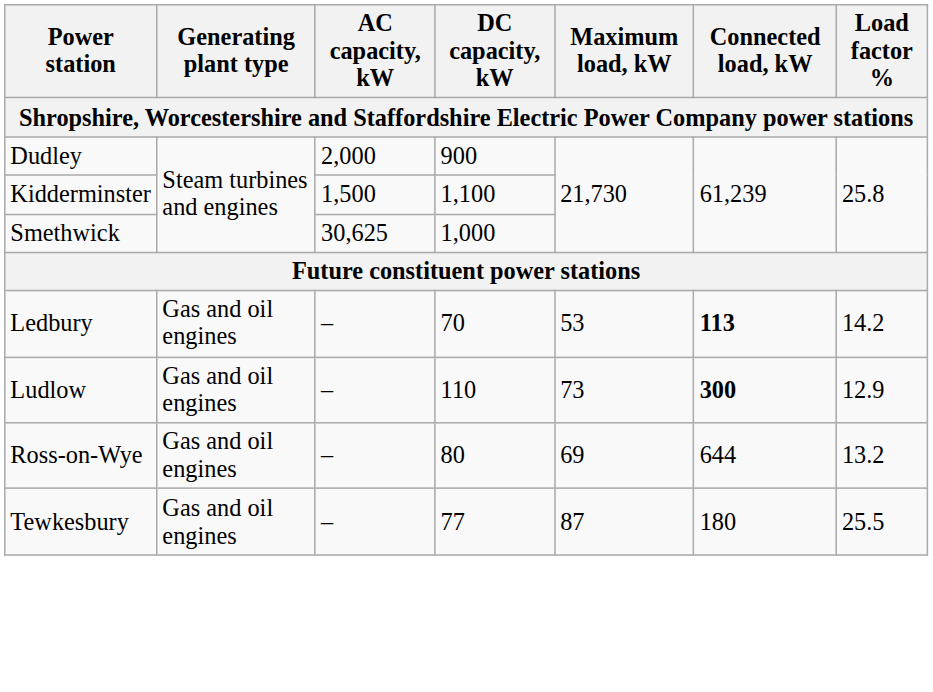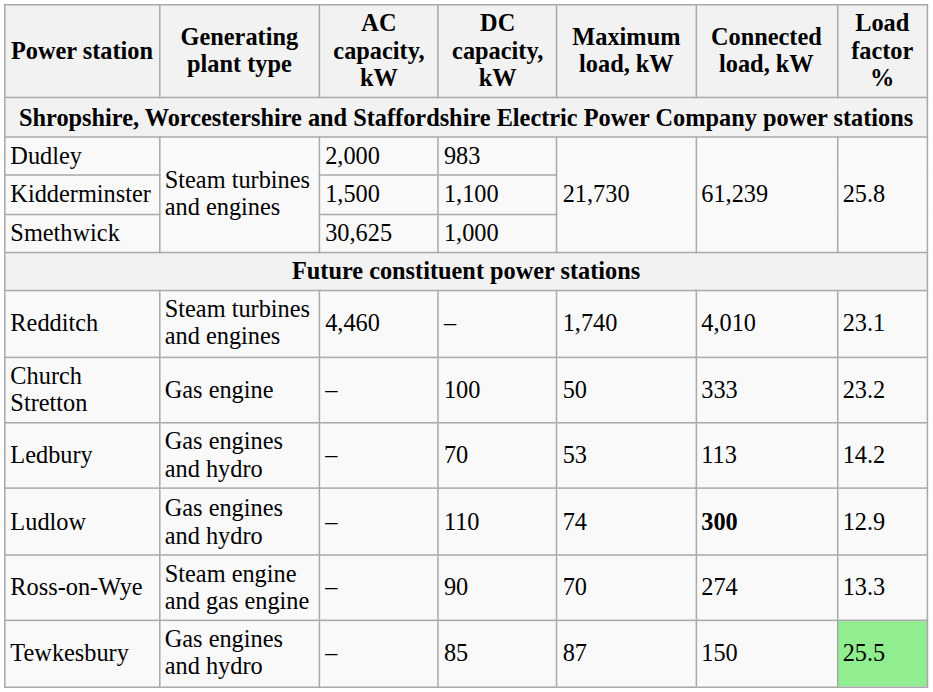(459, 155) 900 -> (462, 155) 983
+ row: (54, 323)
+ row: (49, 389)
(218, 323) Gas and oil engines -> (224, 455) Gas engines and hydro
(717, 323) bold -> (719, 455) normal
(218, 389) Gas and oil engines -> (224, 521) Gas engines and hydro
(572, 389) 73 -> (575, 521) 74
(218, 455) Gas and oil engines -> (237, 587) Steam engine and gas engine
(453, 455) 80 -> (456, 587) 90
(572, 455) 69 -> (575, 587) 70
(718, 455) 644 -> (720, 587) 274
(863, 455) 13.2 -> (864, 587) 13.3
(218, 521) Gas and oil engines -> (224, 653) Gas engines and hydro
(453, 521) 77 -> (456, 653) 85
(718, 521) 180 -> (720, 653) 150
(863, 521) no background -> (864, 653) lightgreen background
